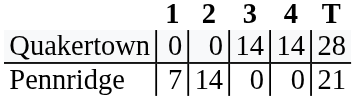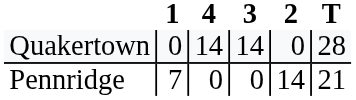columns swapped: (209, 13) <-> (291, 13)
